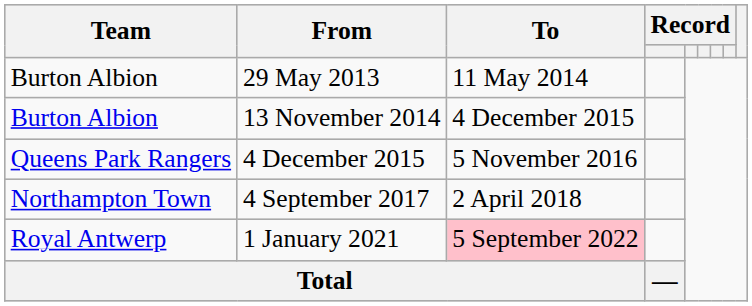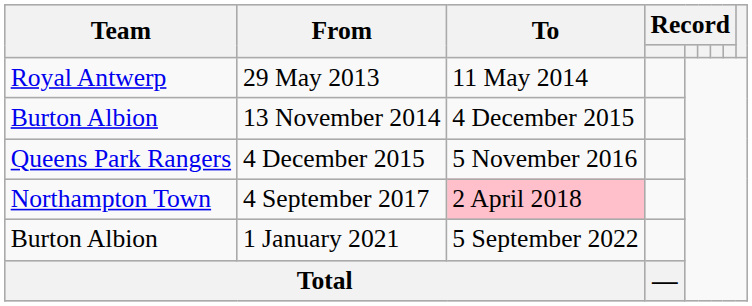(84, 77) Burton Albion -> (89, 77) Royal Antwerp
(517, 199) no background -> (517, 199) pink background
(89, 239) Royal Antwerp -> (84, 239) Burton Albion
(545, 239) pink background -> (545, 239) no background
